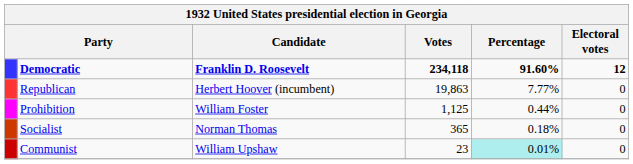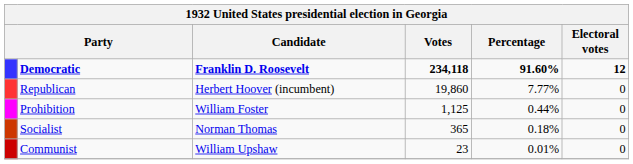(452, 89) 19,863 -> (452, 89) 19,860
(544, 149) paleturquoise background -> (544, 149) no background
